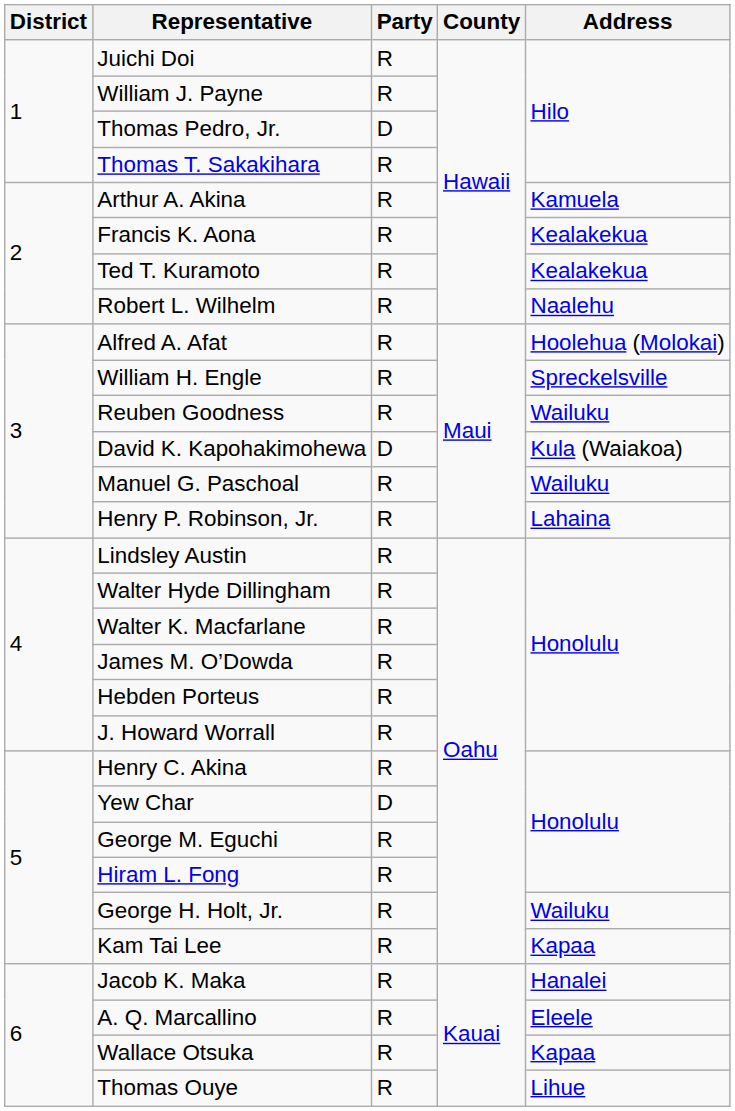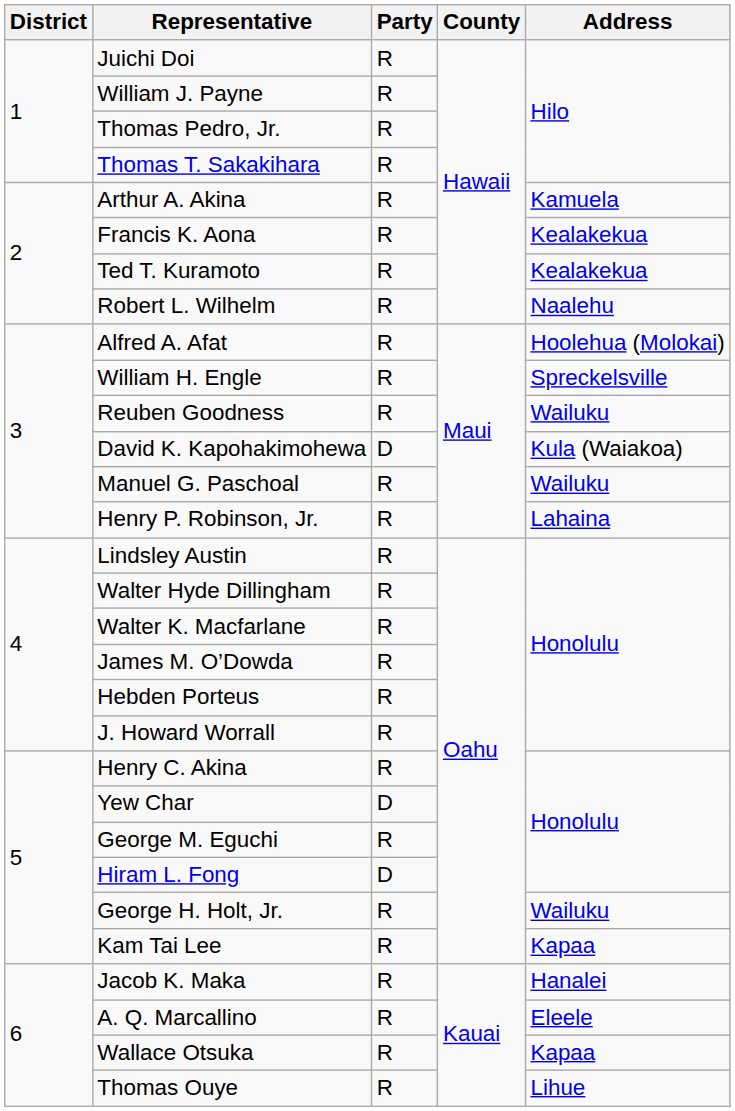(385, 128) D -> (385, 128) R
(385, 874) R -> (385, 874) D
